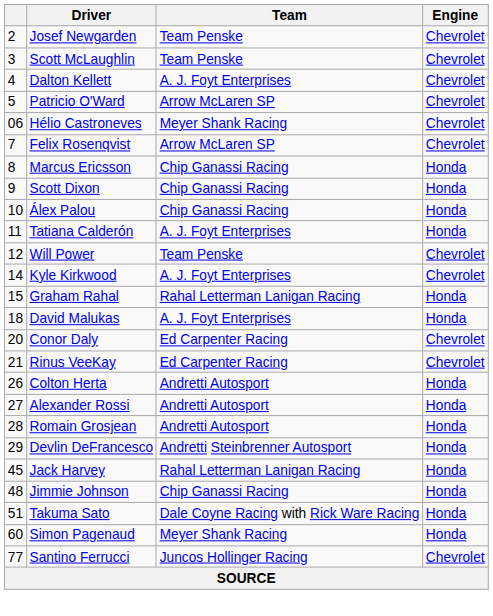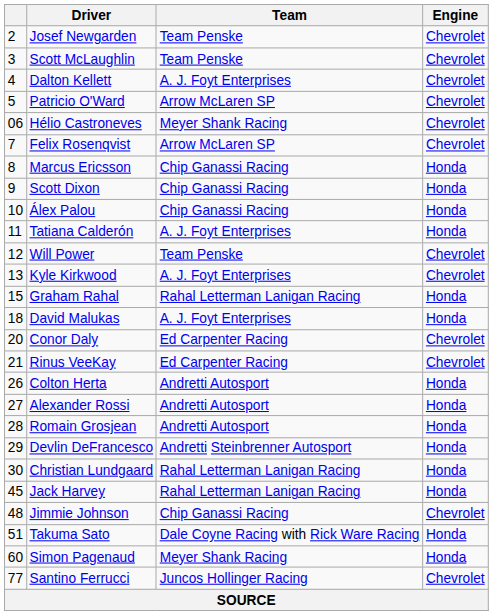(15, 275) 14 -> (15, 275) 13
+ row: (91, 470)
(446, 491) Honda -> (455, 513) Chevrolet
